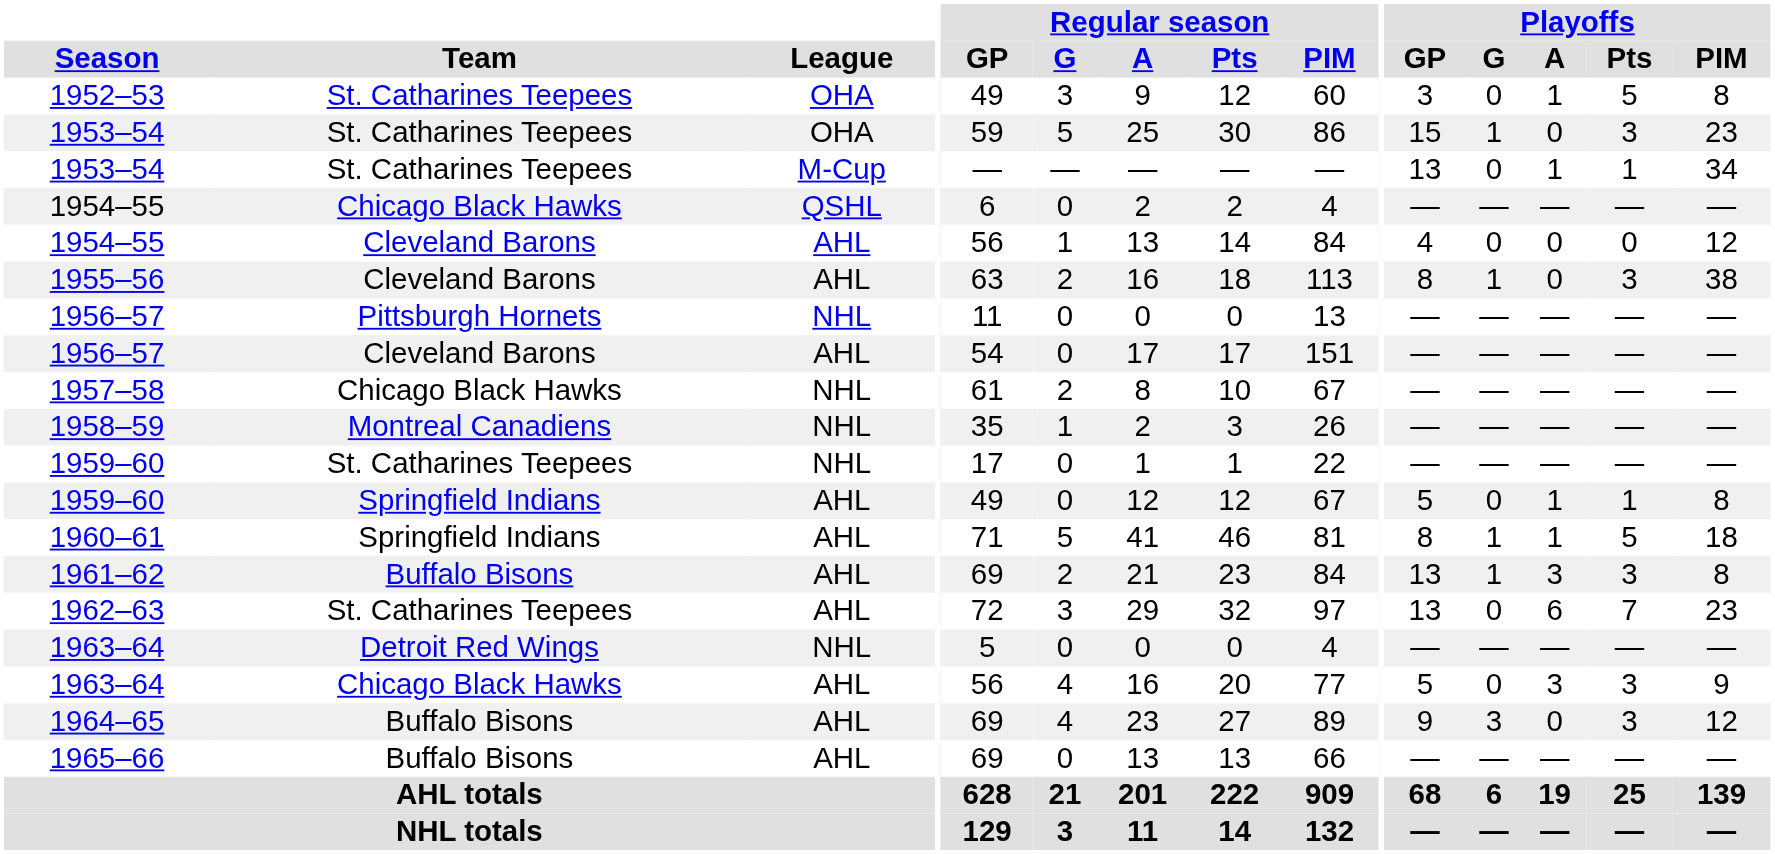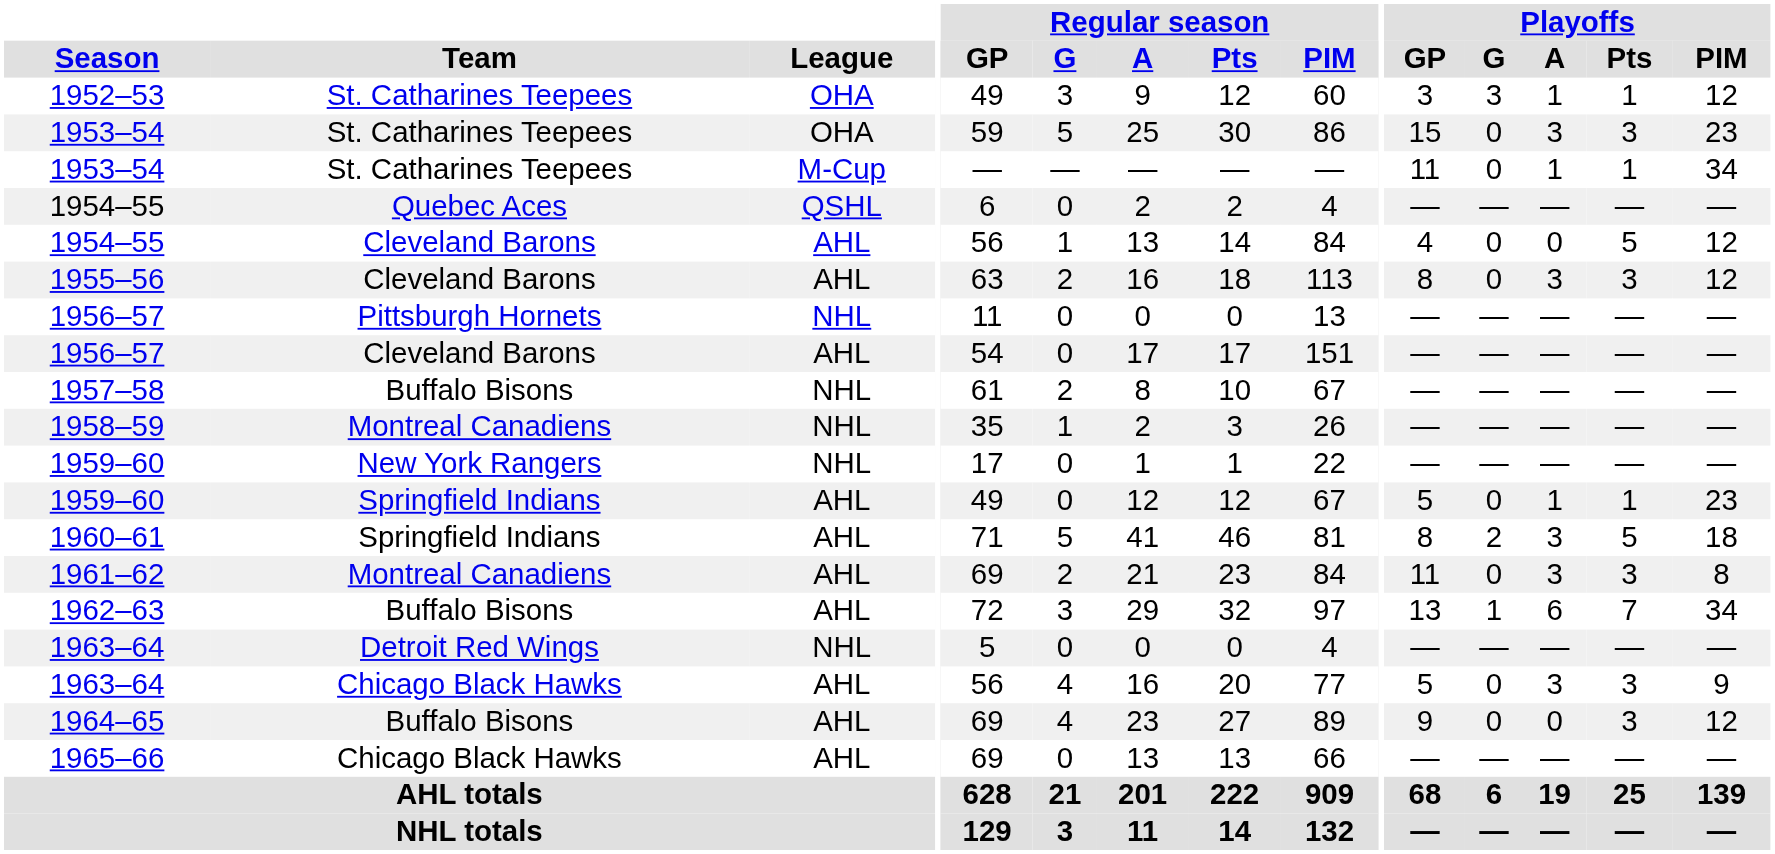(1494, 95) 0 -> (1494, 95) 3
(1629, 95) 5 -> (1629, 95) 1
(1721, 95) 8 -> (1721, 95) 12
(1494, 132) 1 -> (1494, 132) 0
(1555, 132) 0 -> (1555, 132) 3
(1425, 169) 13 -> (1425, 169) 11
(479, 205) Chicago Black Hawks -> (479, 205) Quebec Aces
(1629, 242) 0 -> (1629, 242) 5
(1494, 279) 1 -> (1494, 279) 0
(1555, 279) 0 -> (1555, 279) 3
(1721, 279) 38 -> (1721, 279) 12
(479, 389) Chicago Black Hawks -> (479, 389) Buffalo Bisons
(479, 463) St. Catharines Teepees -> (479, 463) New York Rangers
(1721, 500) 8 -> (1721, 500) 23
(1494, 537) 1 -> (1494, 537) 2
(1555, 537) 1 -> (1555, 537) 3
(479, 573) Buffalo Bisons -> (479, 573) Montreal Canadiens
(1425, 573) 13 -> (1425, 573) 11
(1494, 573) 1 -> (1494, 573) 0
(479, 610) St. Catharines Teepees -> (479, 610) Buffalo Bisons
(1494, 610) 0 -> (1494, 610) 1
(1721, 610) 23 -> (1721, 610) 34
(1494, 721) 3 -> (1494, 721) 0
(479, 757) Buffalo Bisons -> (479, 757) Chicago Black Hawks
